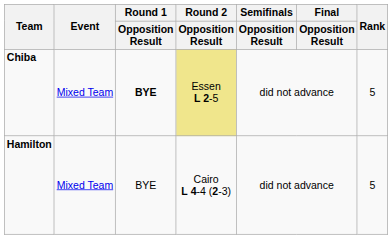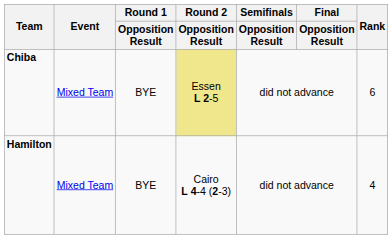(146, 93) bold -> (146, 93) normal
(372, 93) 5 -> (372, 93) 6
(372, 186) 5 -> (372, 186) 4
